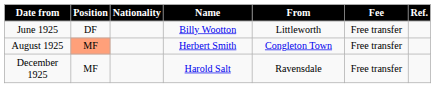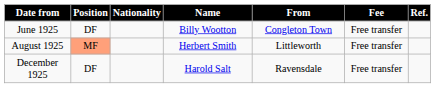(299, 29) Littleworth -> (299, 29) Congleton Town
(299, 46) Congleton Town -> (299, 46) Littleworth
(91, 69) MF -> (91, 69) DF
